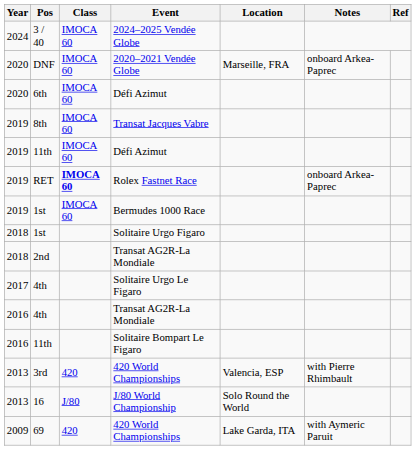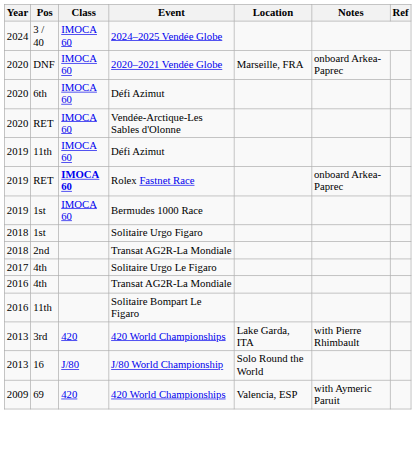+ row: (43, 123)
- row: (40, 123)
(253, 372) Valencia, ESP -> (263, 336) Lake Garda, ITA
(259, 430) Lake Garda, ITA -> (267, 394) Valencia, ESP
